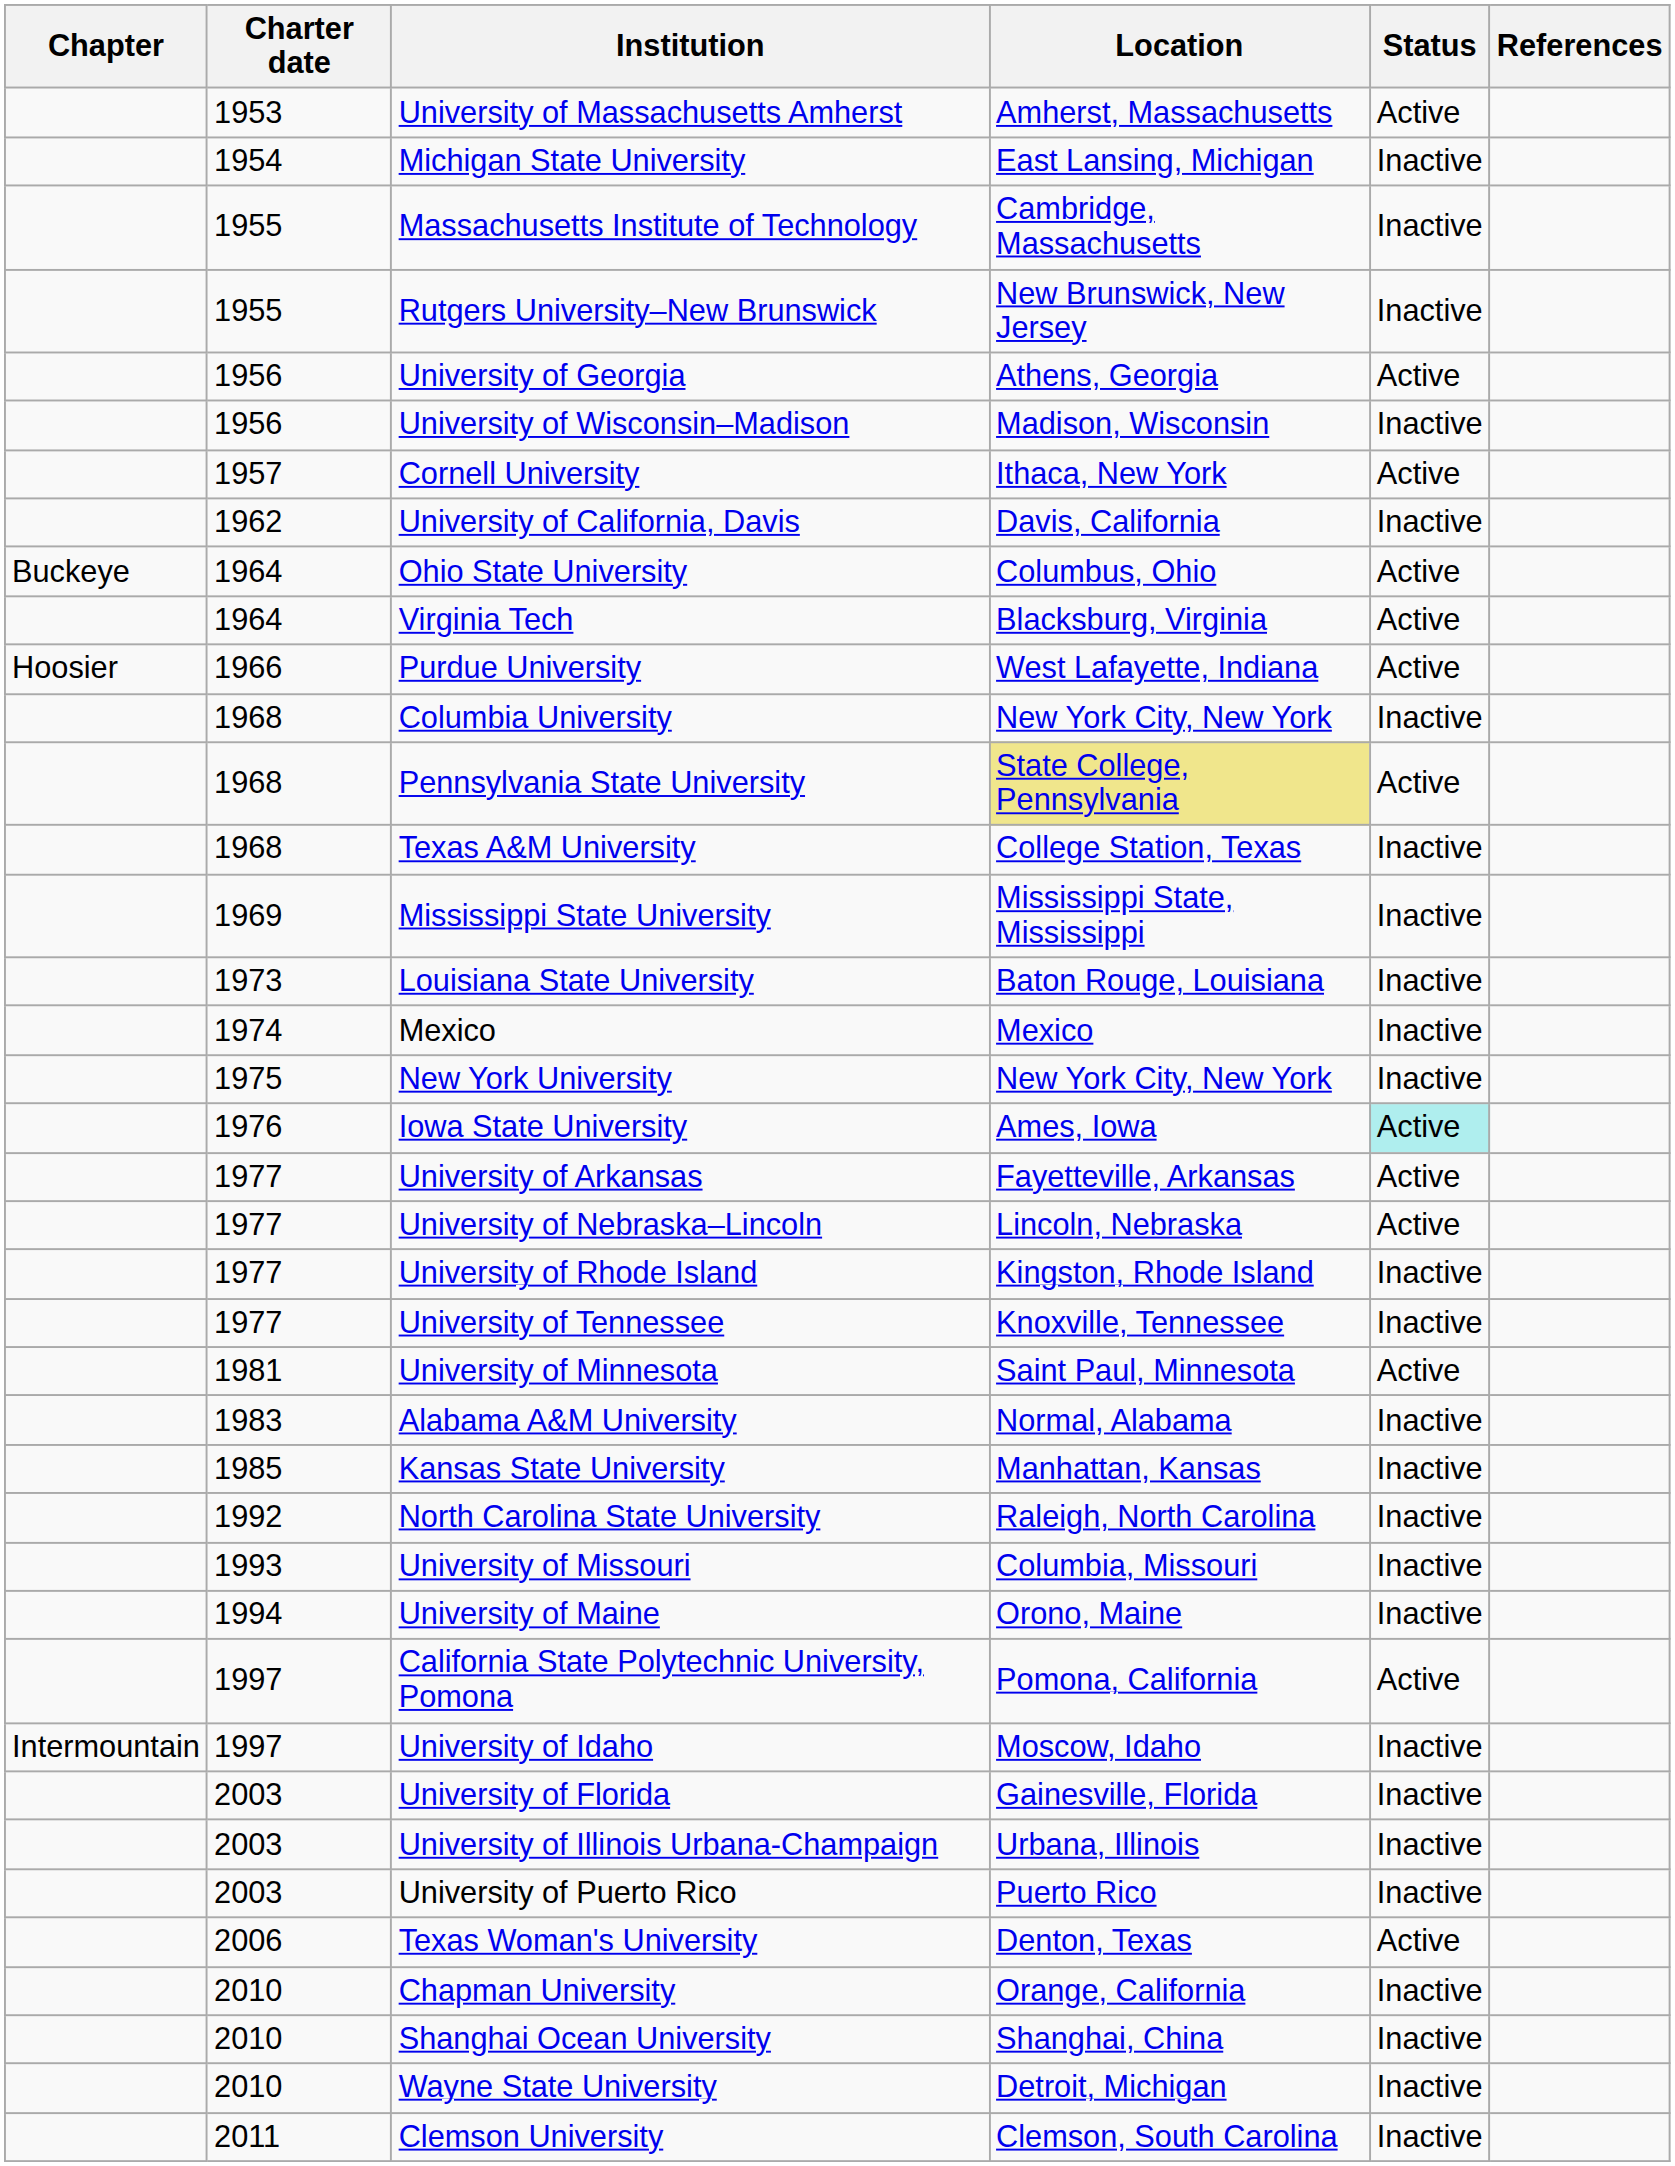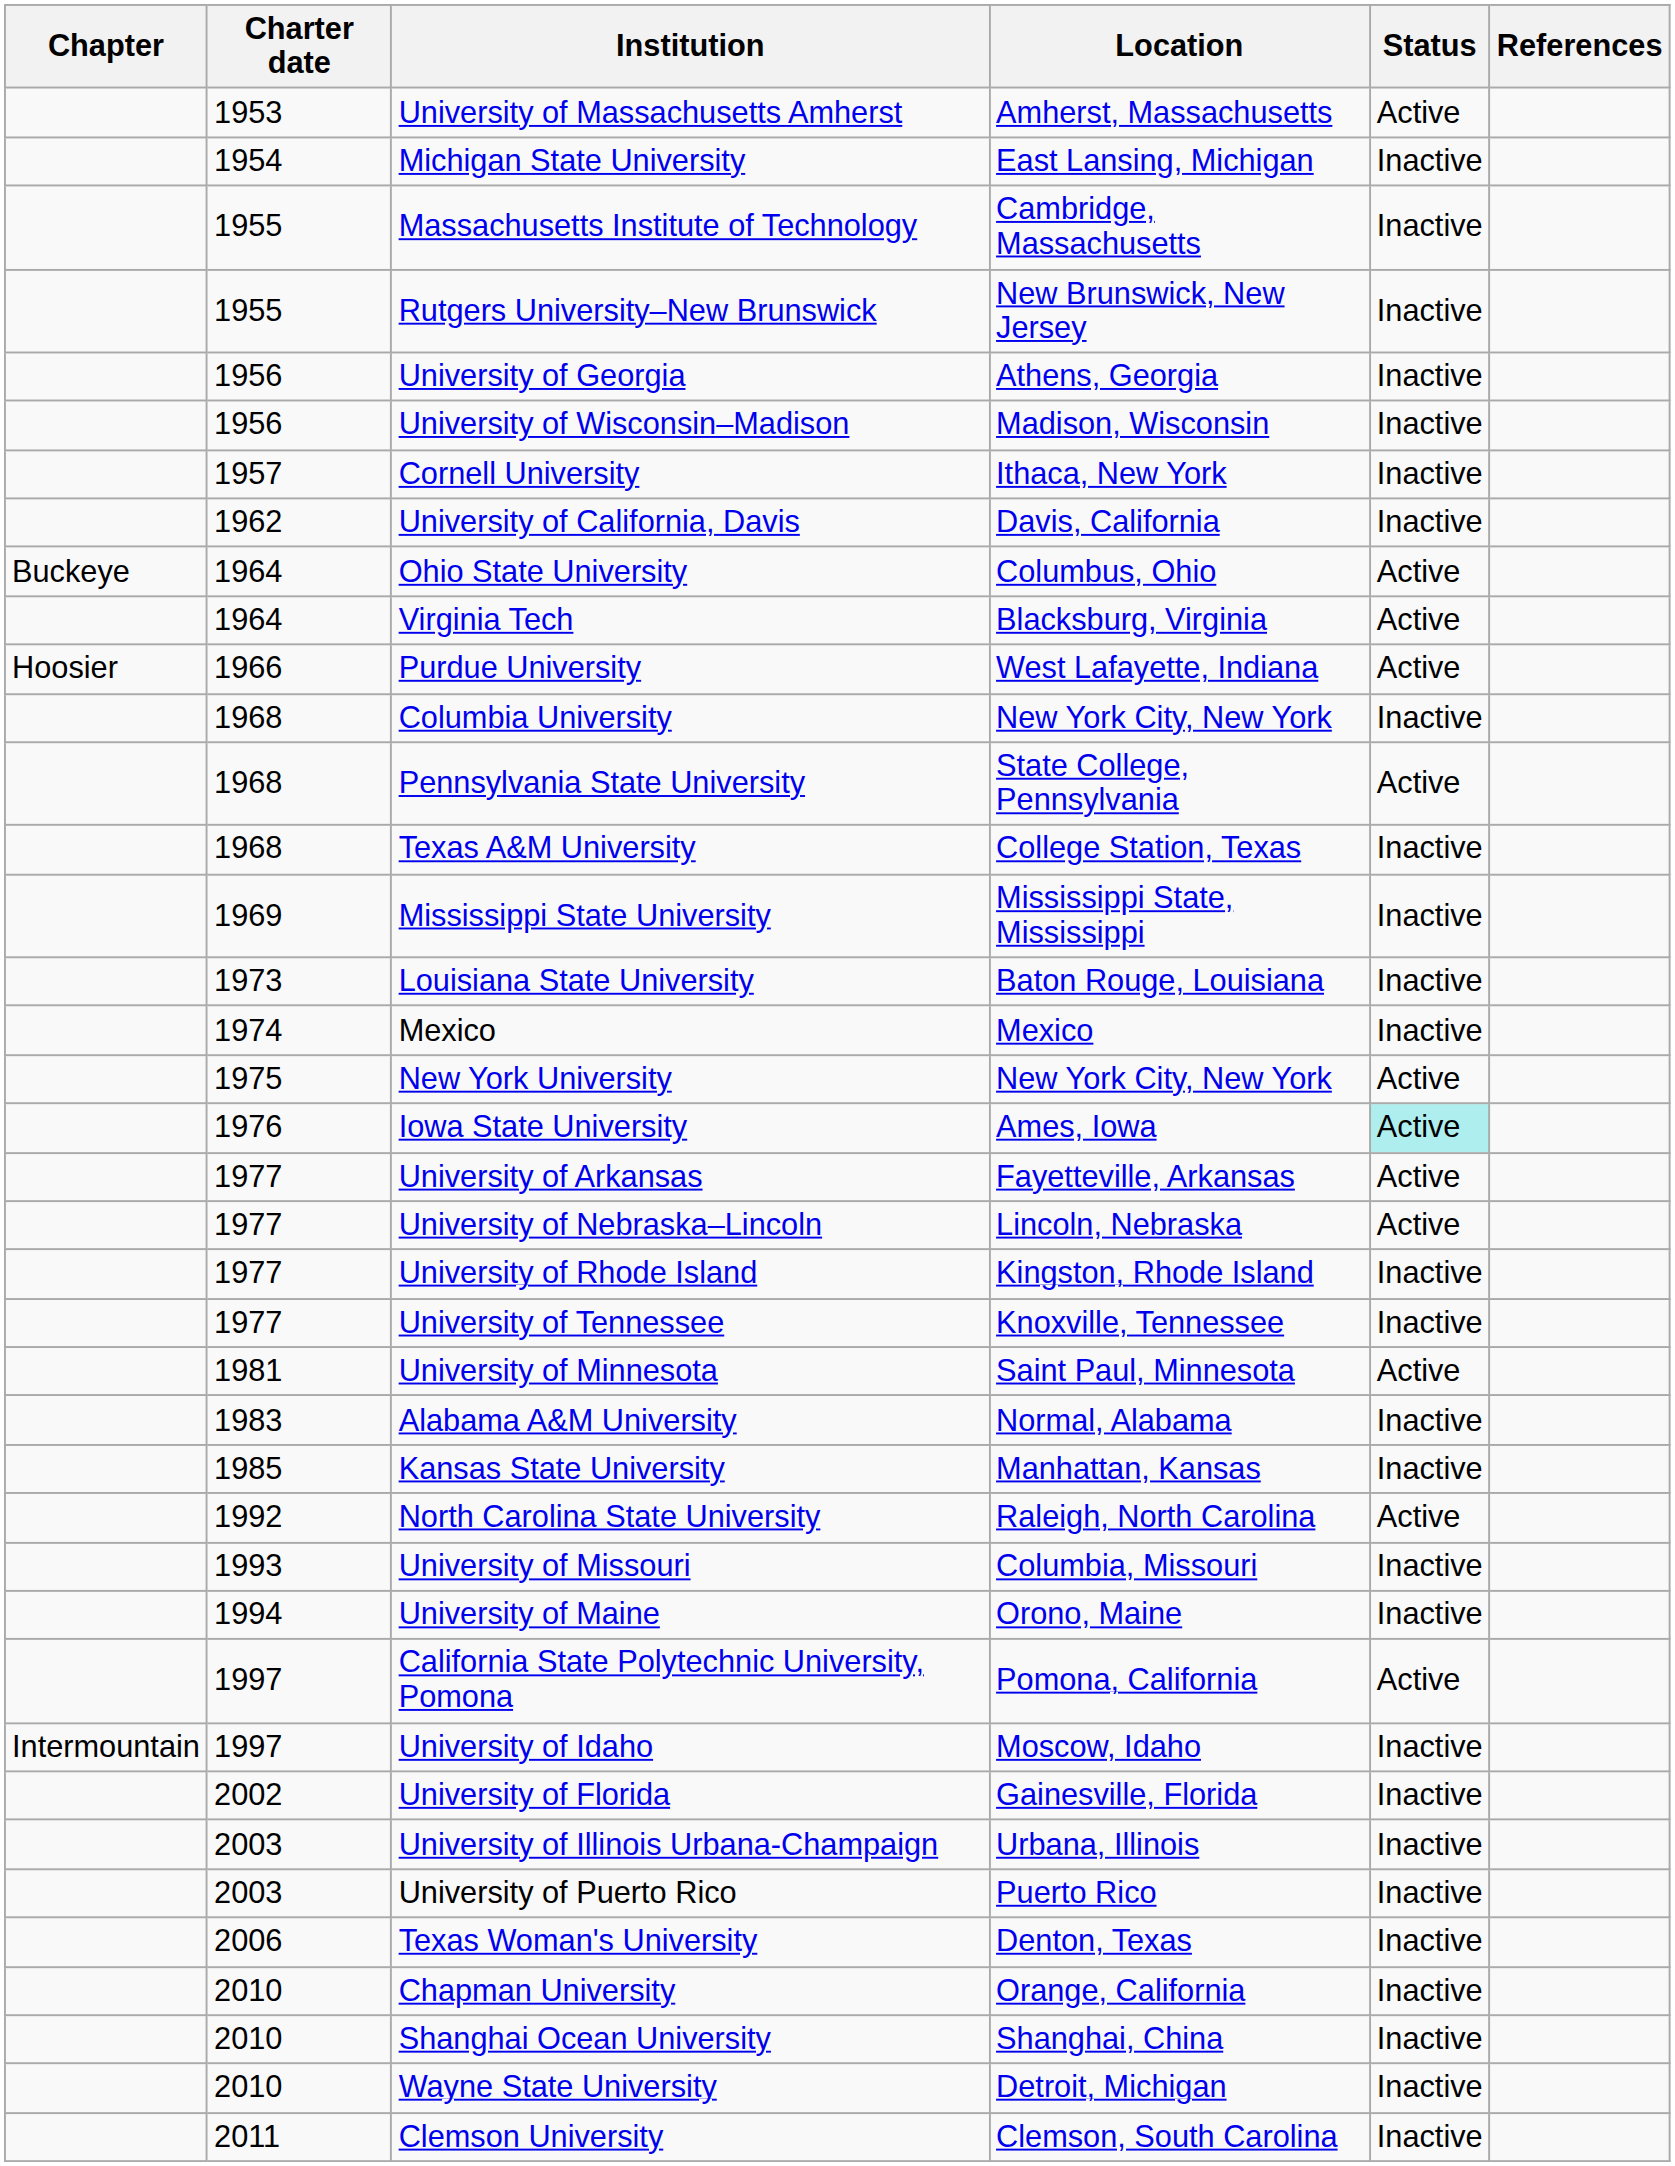(1419, 376) Active -> (1430, 376) Inactive
(1419, 473) Active -> (1430, 473) Inactive
(1093, 783) khaki background -> (1093, 783) no background
(1430, 1078) Inactive -> (1419, 1078) Active
(1430, 1517) Inactive -> (1419, 1517) Active
(248, 1795) 2003 -> (248, 1795) 2002
(1419, 1941) Active -> (1430, 1941) Inactive
